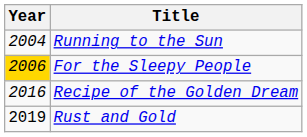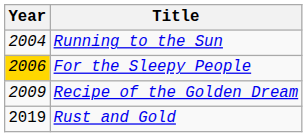(27, 94) 2016 -> (27, 94) 2009
